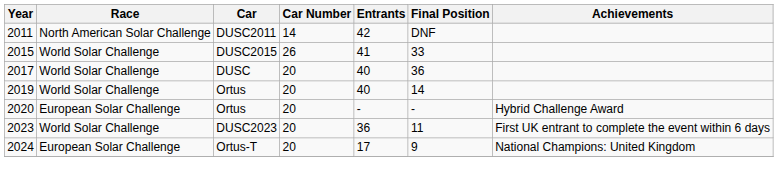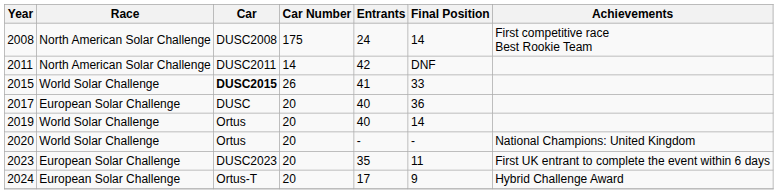+ row: (20, 39)
(247, 52) normal -> (247, 84) bold
(99, 71) World Solar Challenge -> (110, 103) European Solar Challenge
(110, 109) European Solar Challenge -> (99, 141) World Solar Challenge
(559, 109) Hybrid Challenge Award -> (595, 141) National Champions: United Kingdom
(99, 128) World Solar Challenge -> (110, 160) European Solar Challenge
(363, 128) 36 -> (363, 160) 35
(595, 147) National Champions: United Kingdom -> (559, 179) Hybrid Challenge Award
